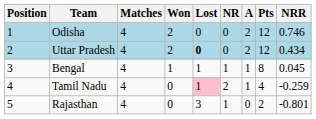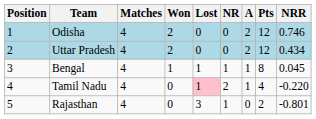(198, 50) bold -> (198, 50) normal
(294, 86) -0.259 -> (294, 86) -0.220
